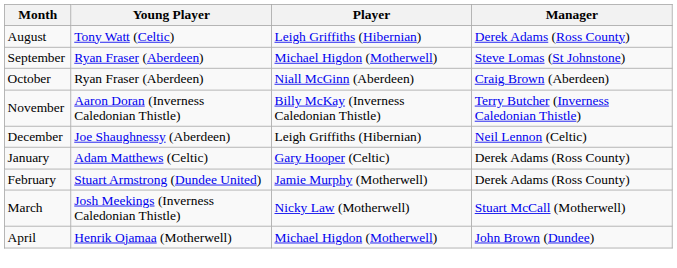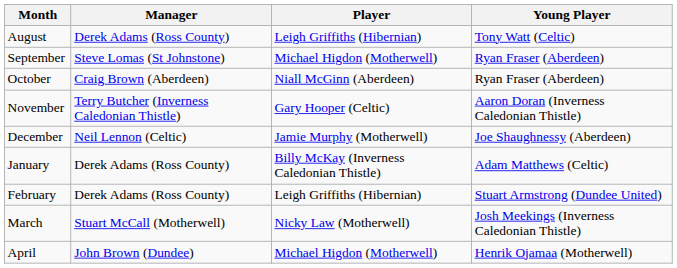columns swapped: (572, 15) <-> (171, 15)
(339, 107) Billy McKay (Inverness Caledonian Thistle) -> (332, 107) Gary Hooper (Celtic)
(348, 136) Leigh Griffiths (Hibernian) -> (351, 136) Jamie Murphy (Motherwell)
(332, 158) Gary Hooper (Celtic) -> (339, 165) Billy McKay (Inverness Caledonian Thistle)
(351, 179) Jamie Murphy (Motherwell) -> (348, 194) Leigh Griffiths (Hibernian)
